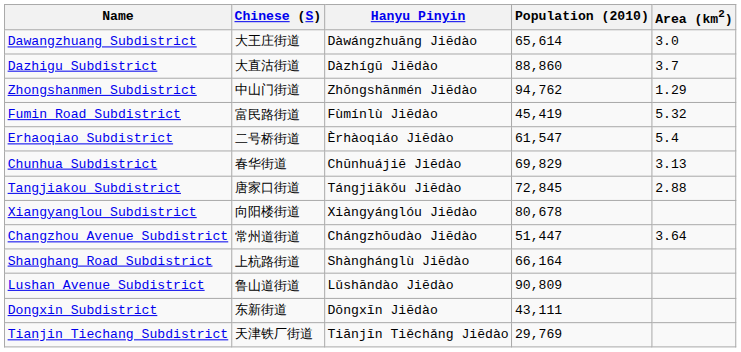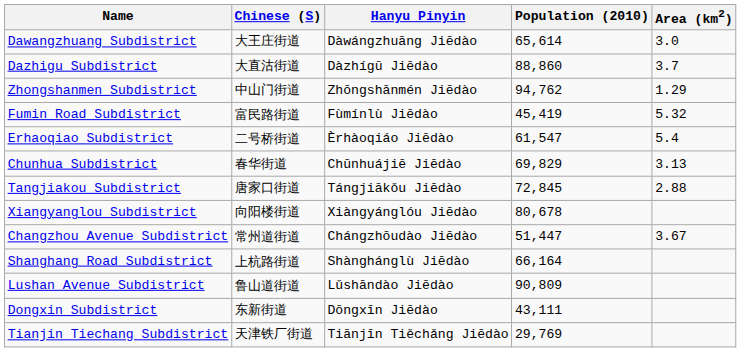(671, 237) 3.64 -> (671, 237) 3.67
